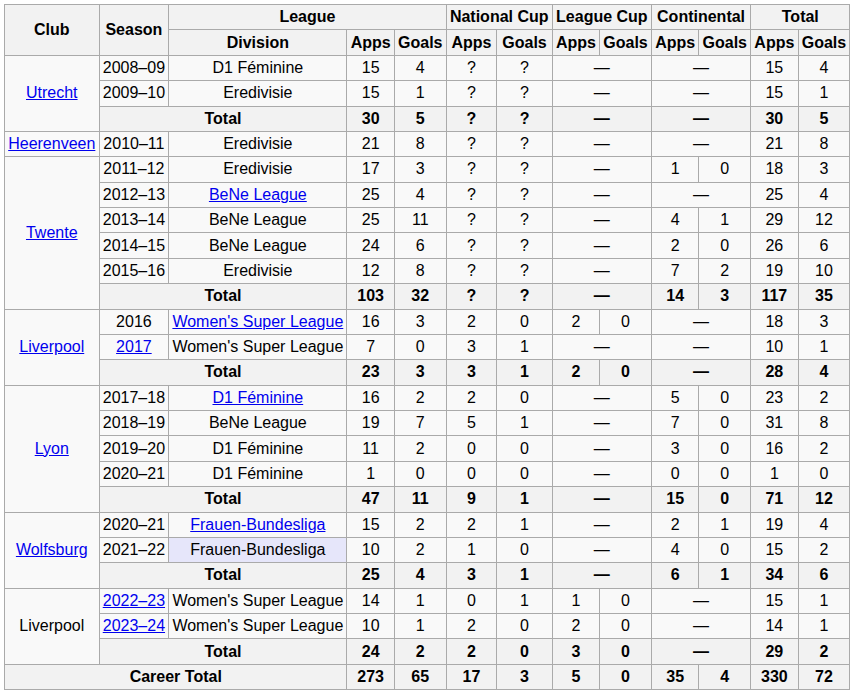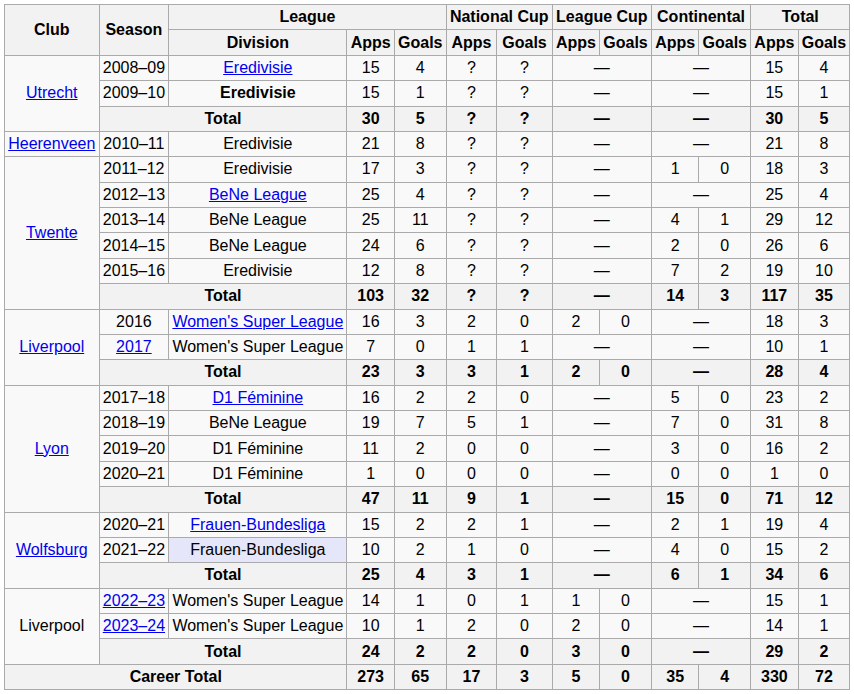(258, 67) D1 Féminine -> (258, 67) Eredivisie
(258, 93) normal -> (258, 93) bold
(472, 347) 3 -> (472, 347) 1
